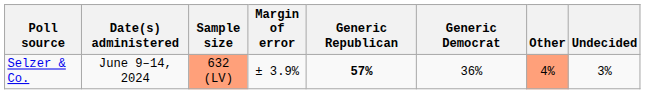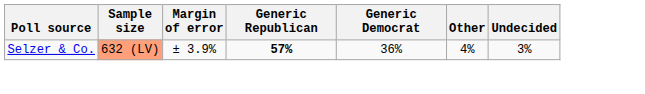- column: (135, 36)
(548, 71) lightsalmon background -> (467, 49) no background
